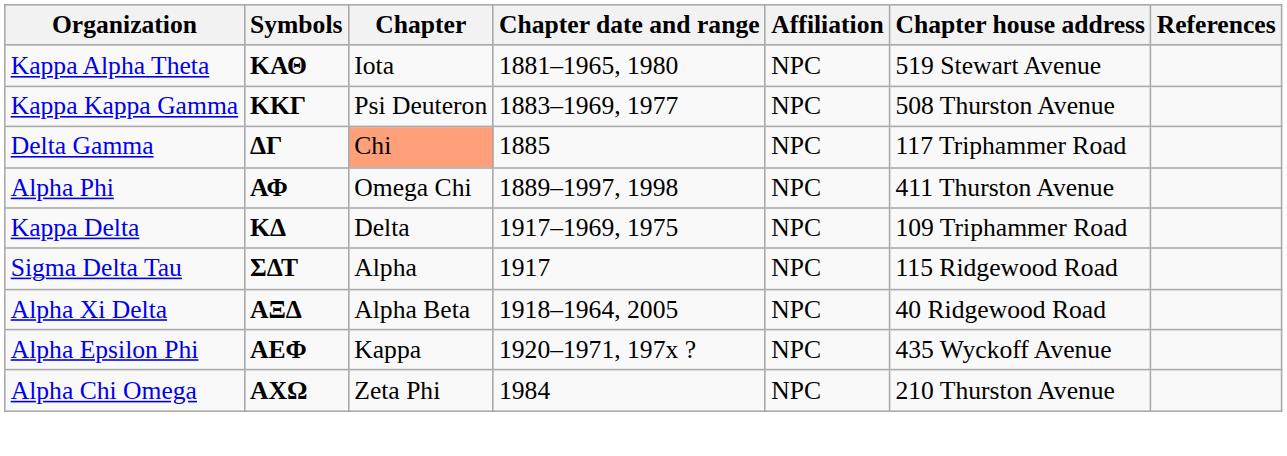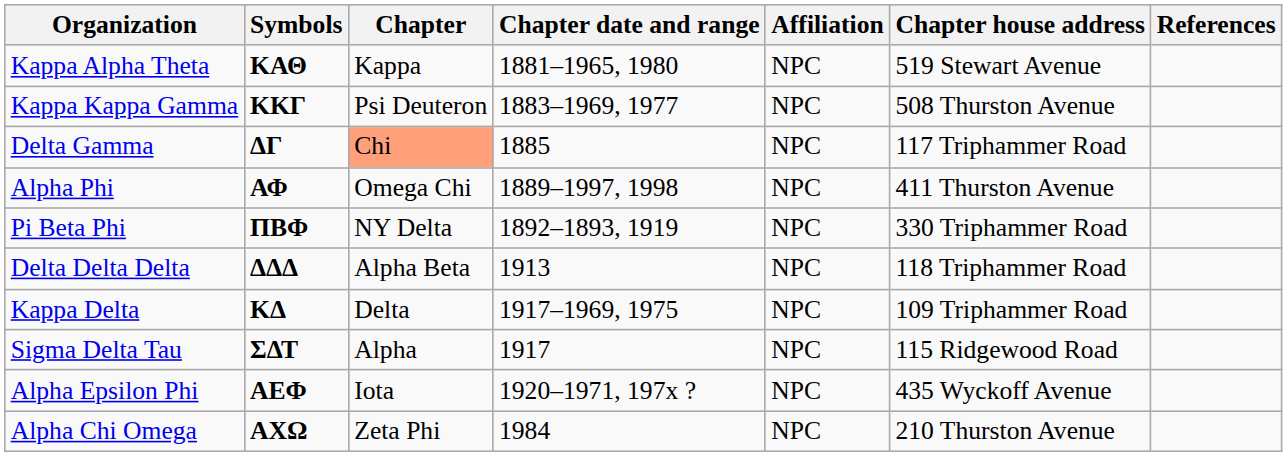(374, 65) Iota -> (388, 65) Kappa
+ row: (68, 227)
+ row: (100, 268)
- row: (89, 308)
(388, 349) Kappa -> (374, 390) Iota
